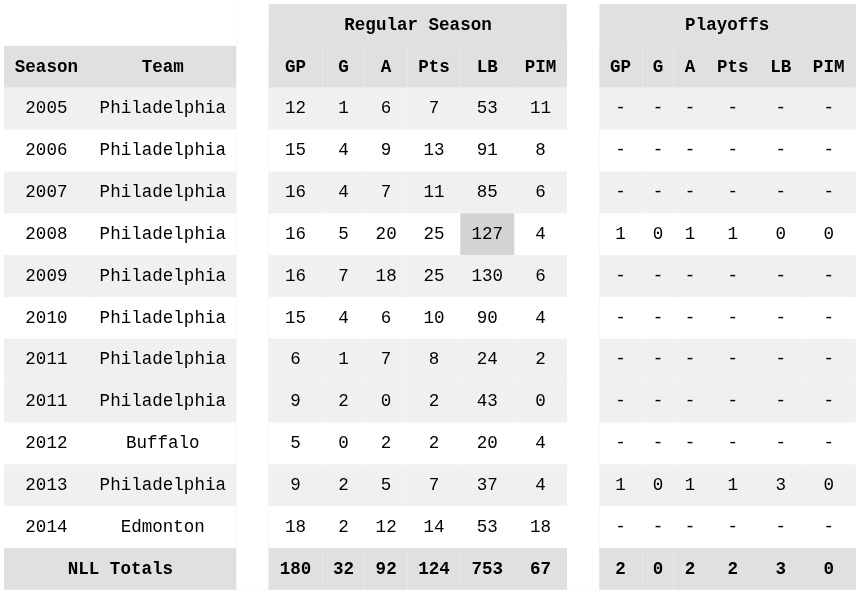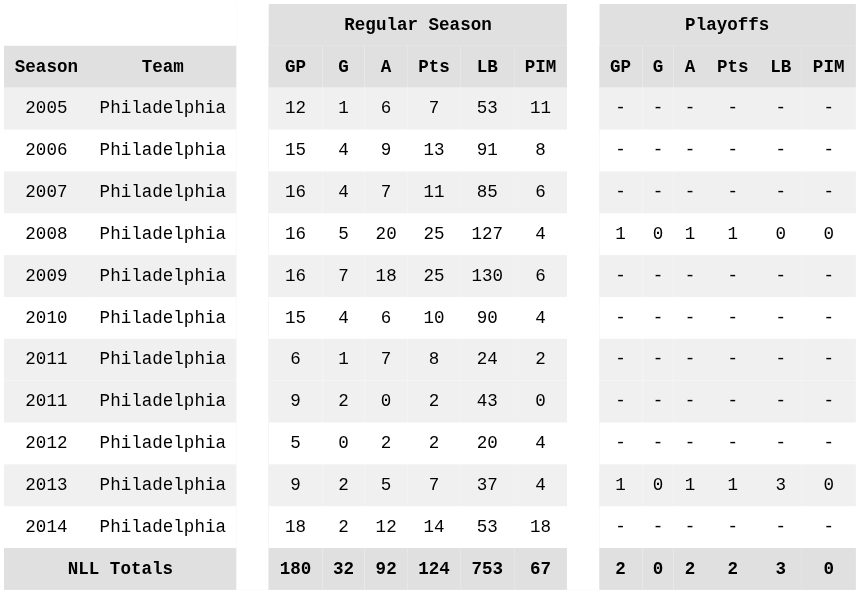(487, 234) lightgrey background -> (487, 234) no background
(163, 443) Buffalo -> (163, 443) Philadelphia
(163, 527) Edmonton -> (163, 527) Philadelphia
